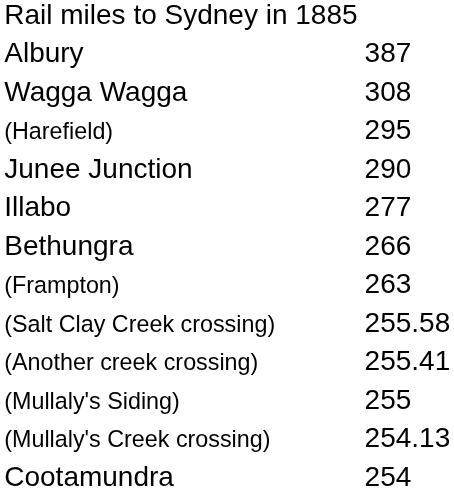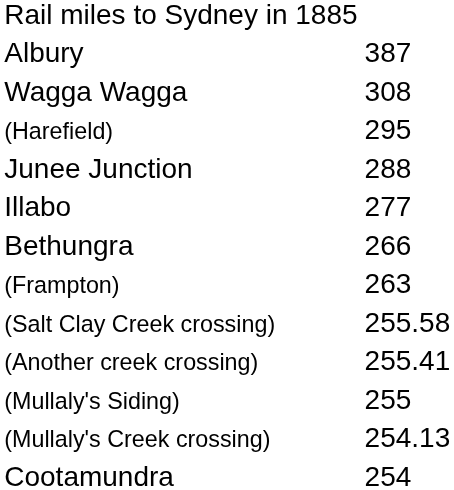(388, 168) 290 -> (388, 168) 288
